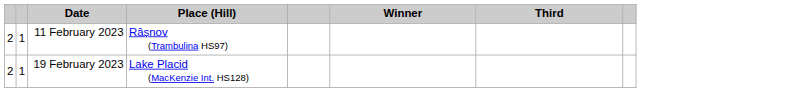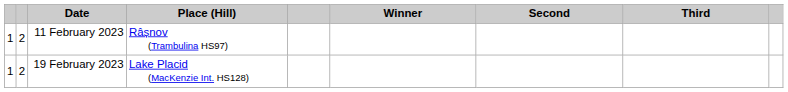+ column: (549, 13)
(10, 38) 2 -> (10, 38) 1
(22, 38) 1 -> (22, 38) 2
(10, 70) 2 -> (10, 70) 1
(22, 70) 1 -> (22, 70) 2
